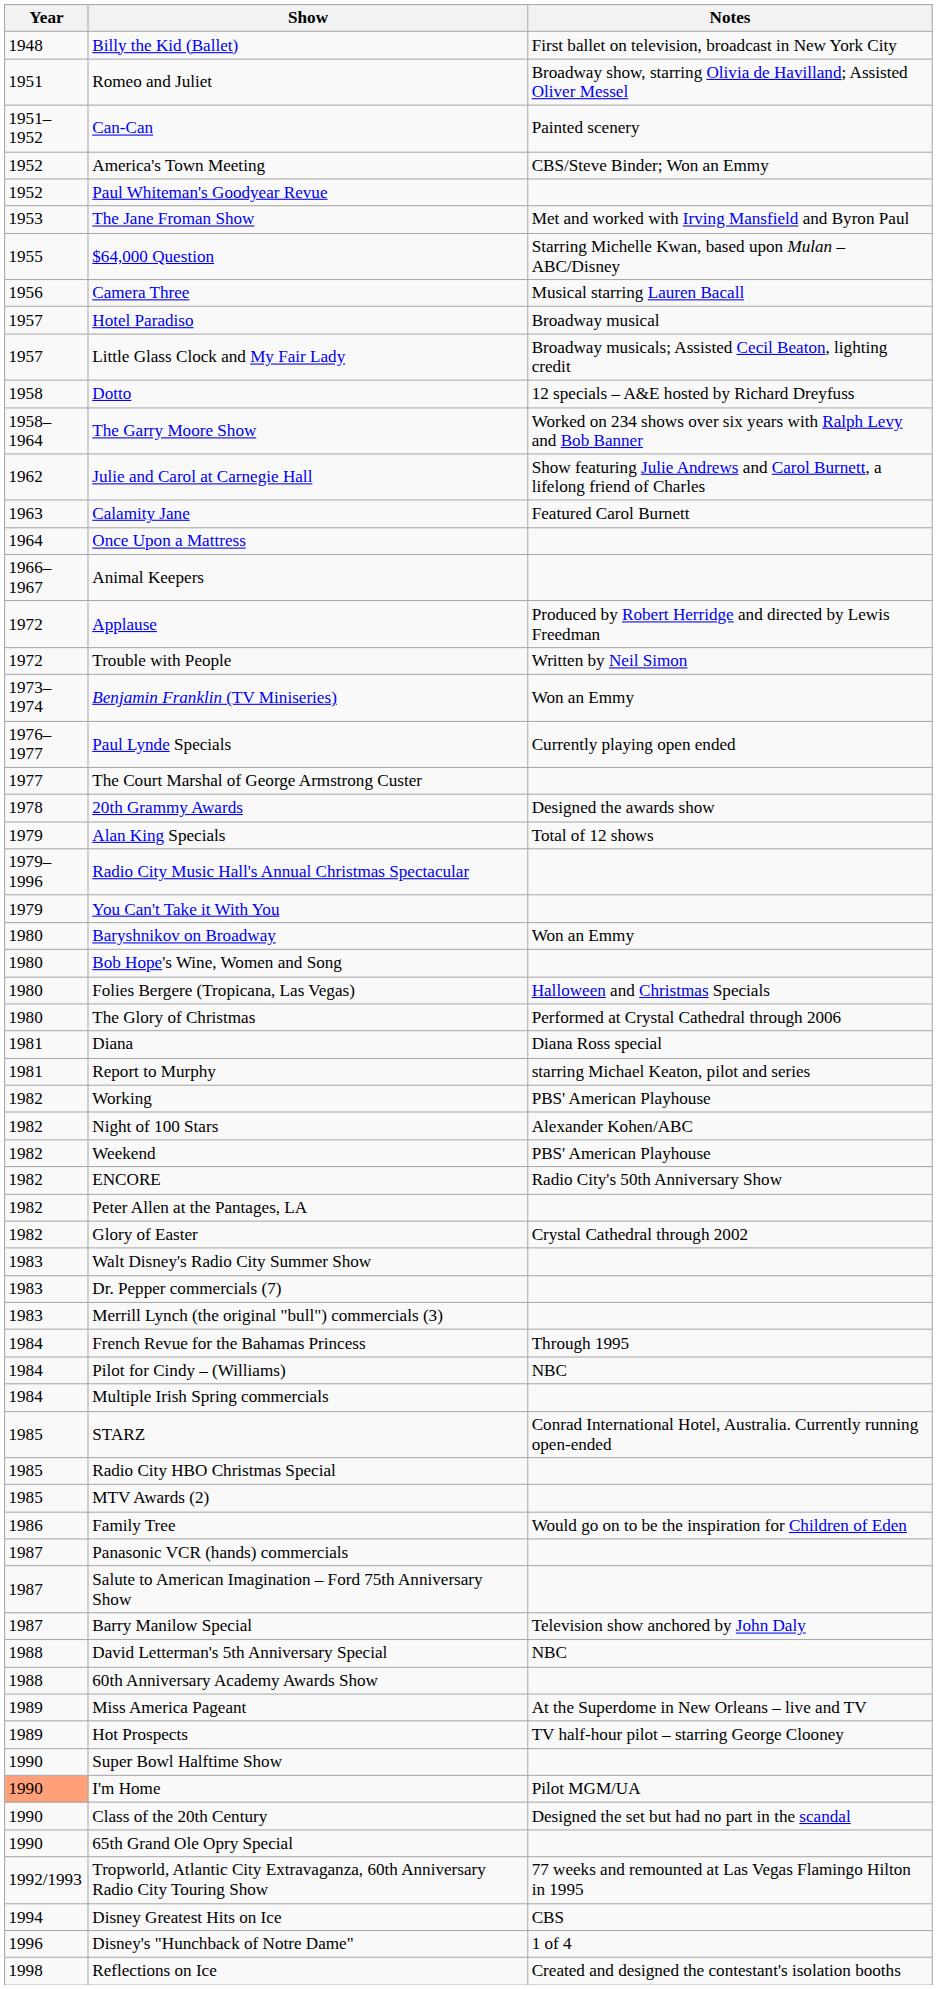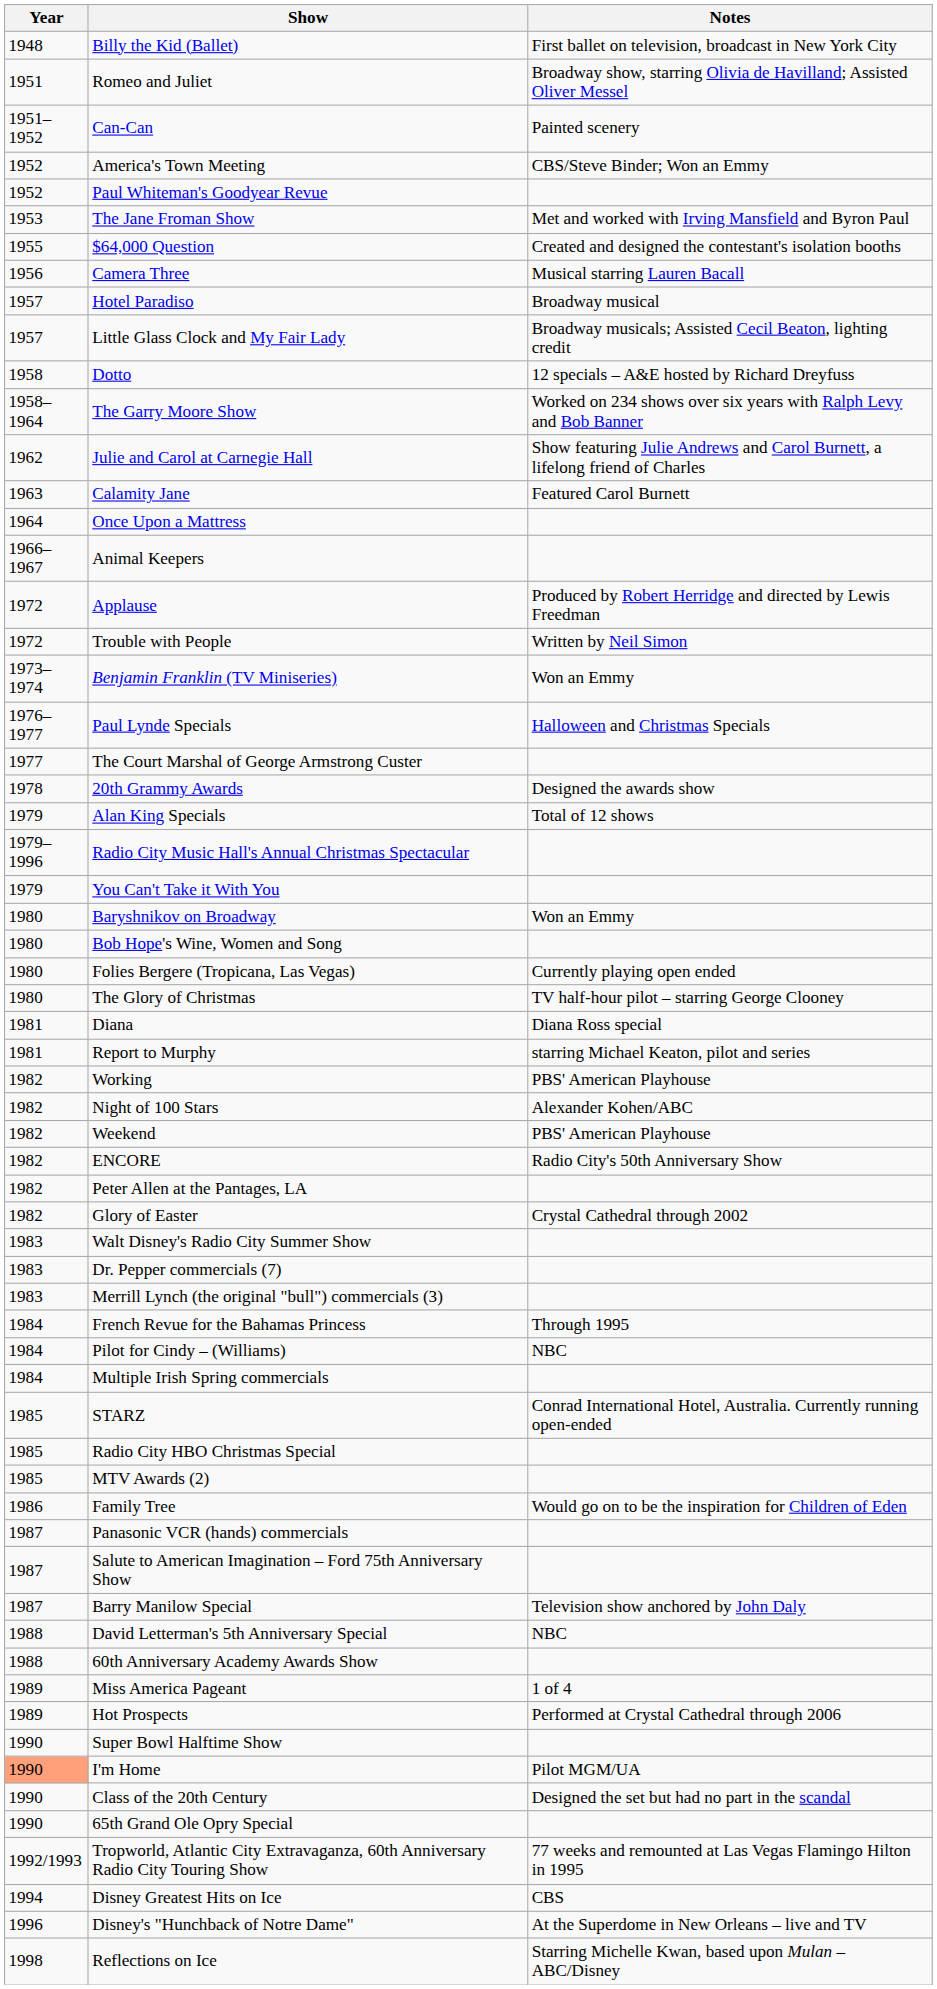(688, 256) Starring Michelle Kwan, based upon Mulan – ABC/Disney -> (716, 246) Created and designed the contestant's isolation booths
(634, 744) Currently playing open ended -> (651, 724) Halloween and Christmas Specials
(651, 990) Halloween and Christmas Specials -> (634, 970) Currently playing open ended
(686, 1017) Performed at Crystal Cathedral through 2006 -> (688, 998) TV half-hour pilot – starring George Clooney
(699, 1707) At the Superdome in New Orleans – live and TV -> (552, 1688) 1 of 4
(688, 1734) TV half-hour pilot – starring George Clooney -> (686, 1715) Performed at Crystal Cathedral through 2006
(552, 1943) 1 of 4 -> (699, 1924) At the Superdome in New Orleans – live and TV
(716, 1971) Created and designed the contestant's isolation booths -> (688, 1961) Starring Michelle Kwan, based upon Mulan – ABC/Disney
